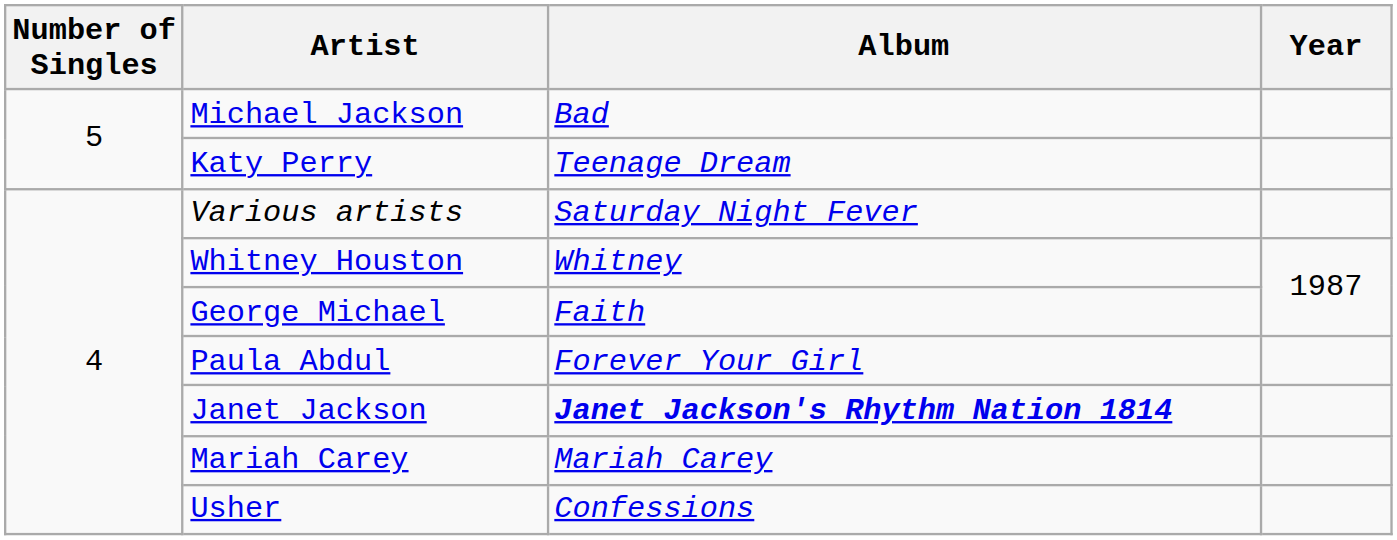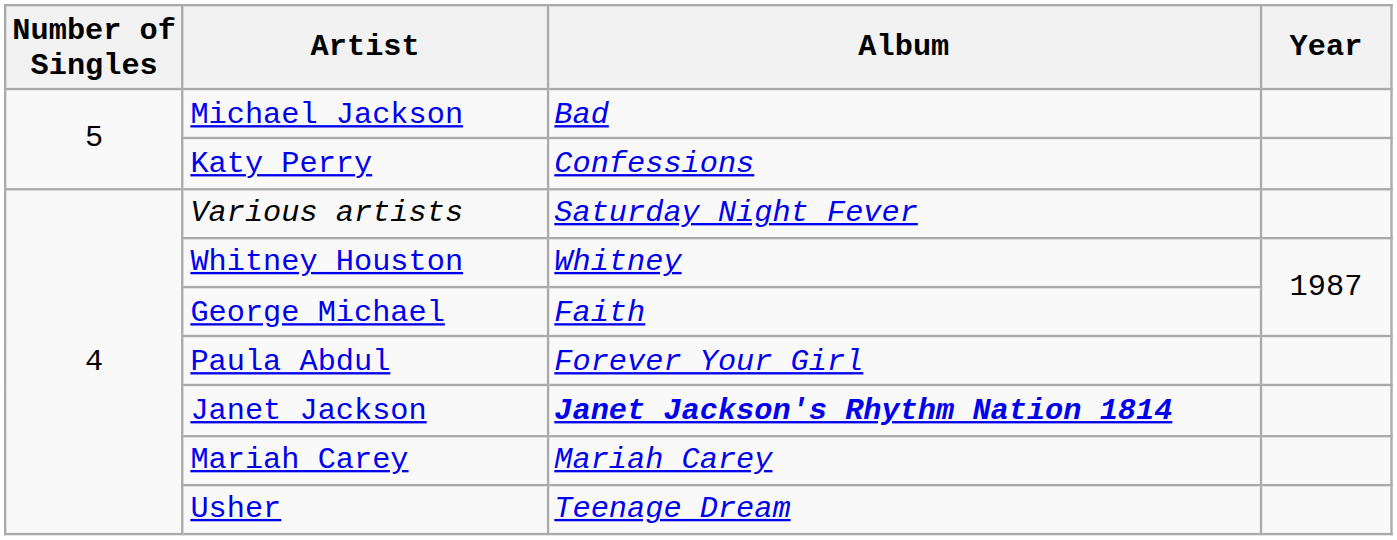(672, 164) Teenage Dream -> (654, 164) Confessions
(654, 509) Confessions -> (672, 509) Teenage Dream
